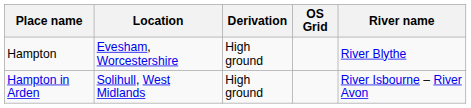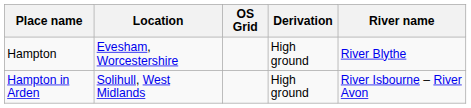columns swapped: (315, 20) <-> (257, 20)
